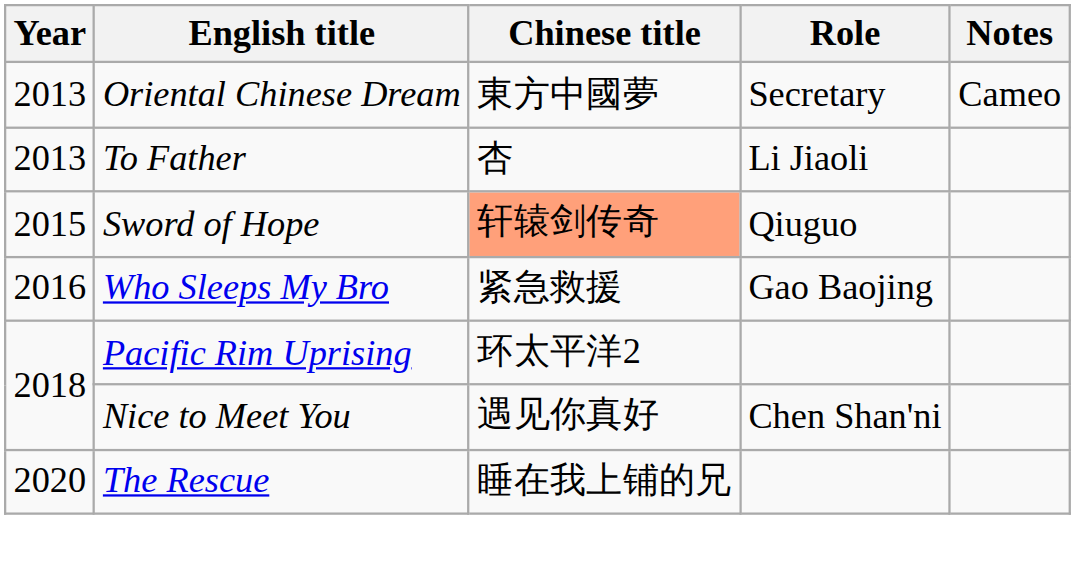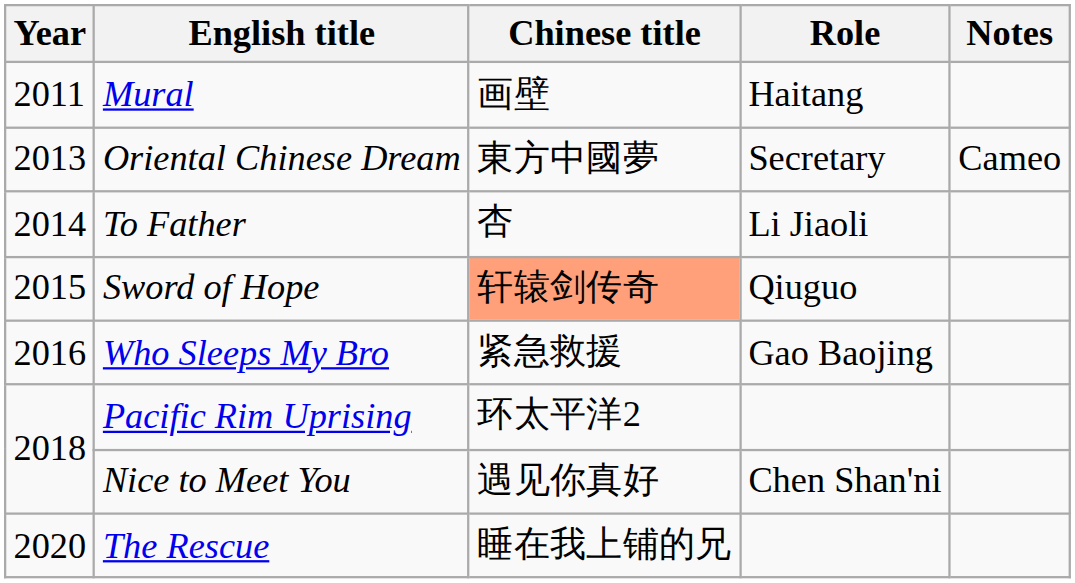+ row: (148, 94)
(50, 158) 2013 -> (50, 223) 2014
